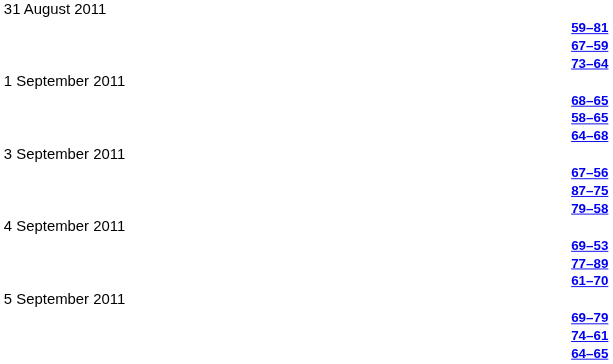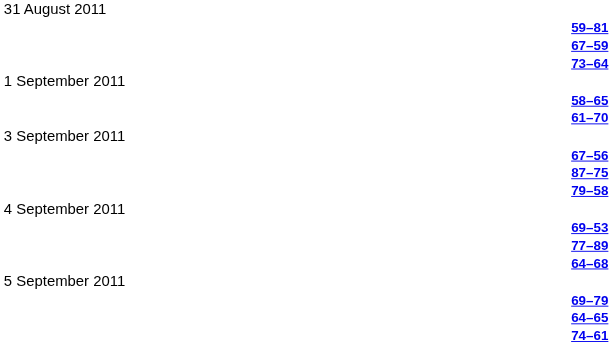- row: (247, 100)
rows swapped: (247, 136) <-> (247, 281)
rows swapped: (247, 353) <-> (247, 335)
